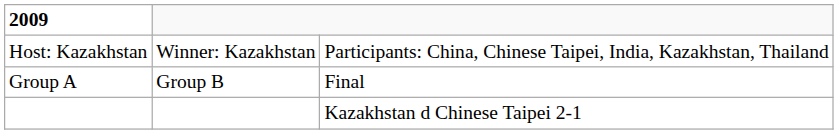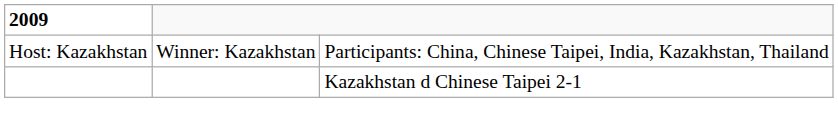- row: (43, 81)
